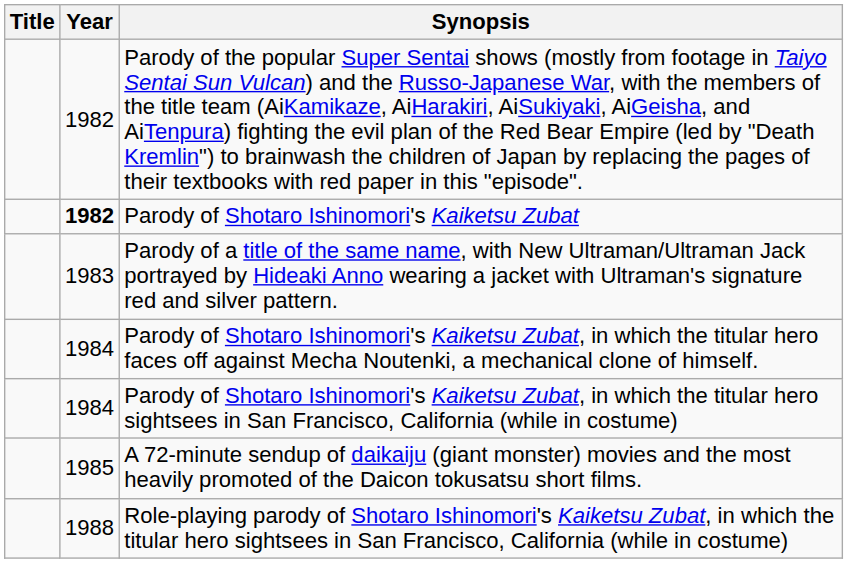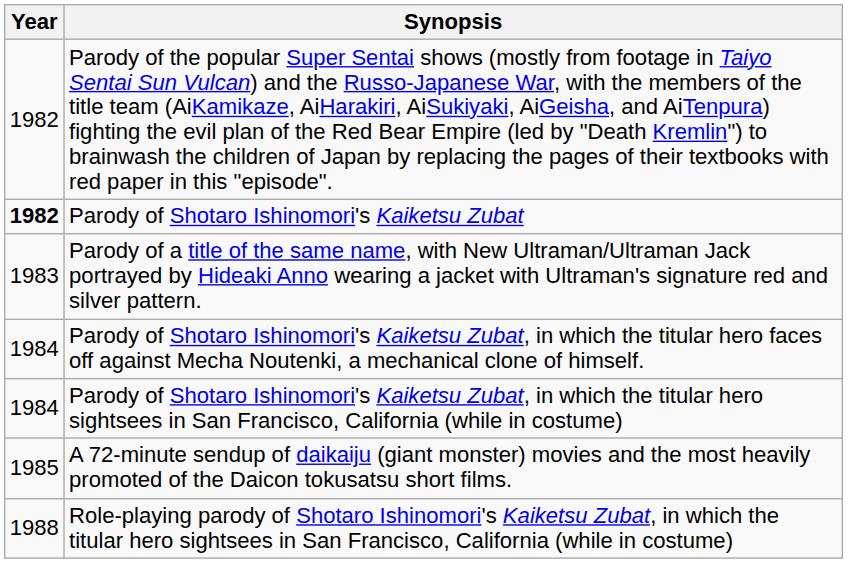- column: (32, 22)
